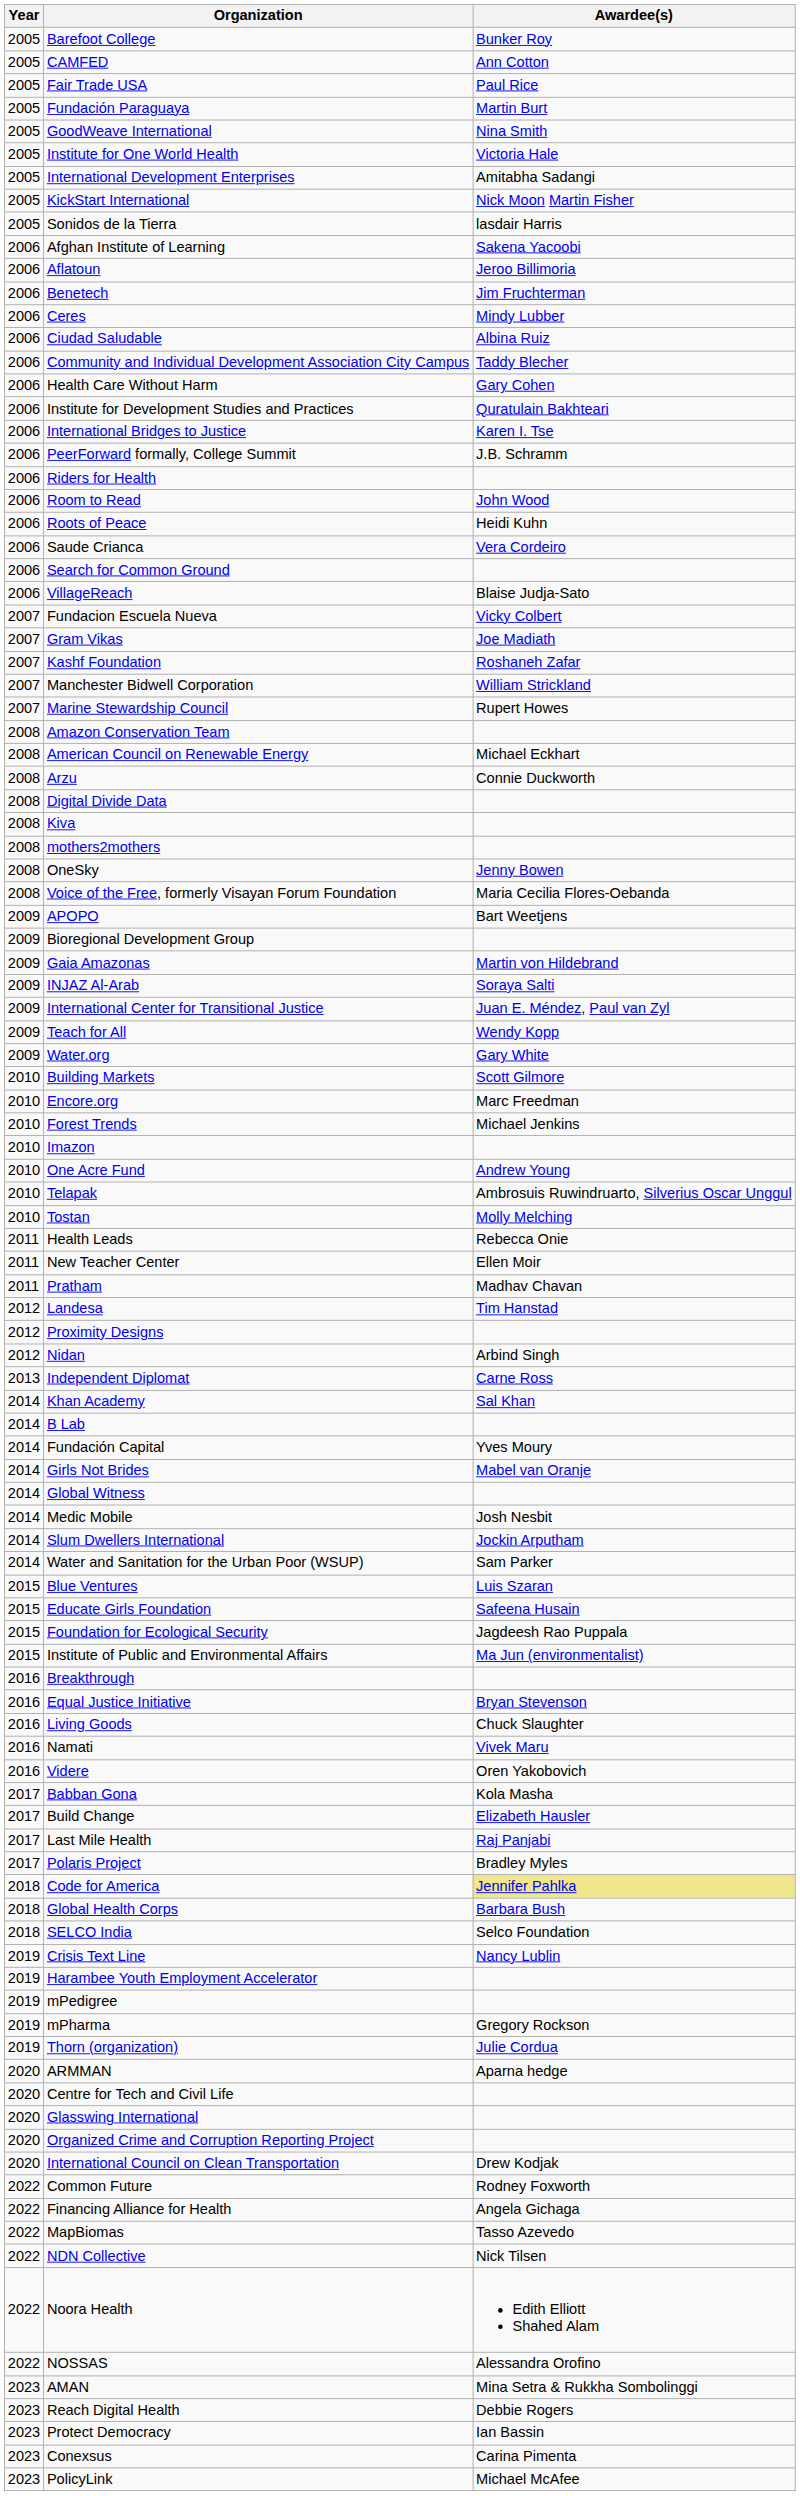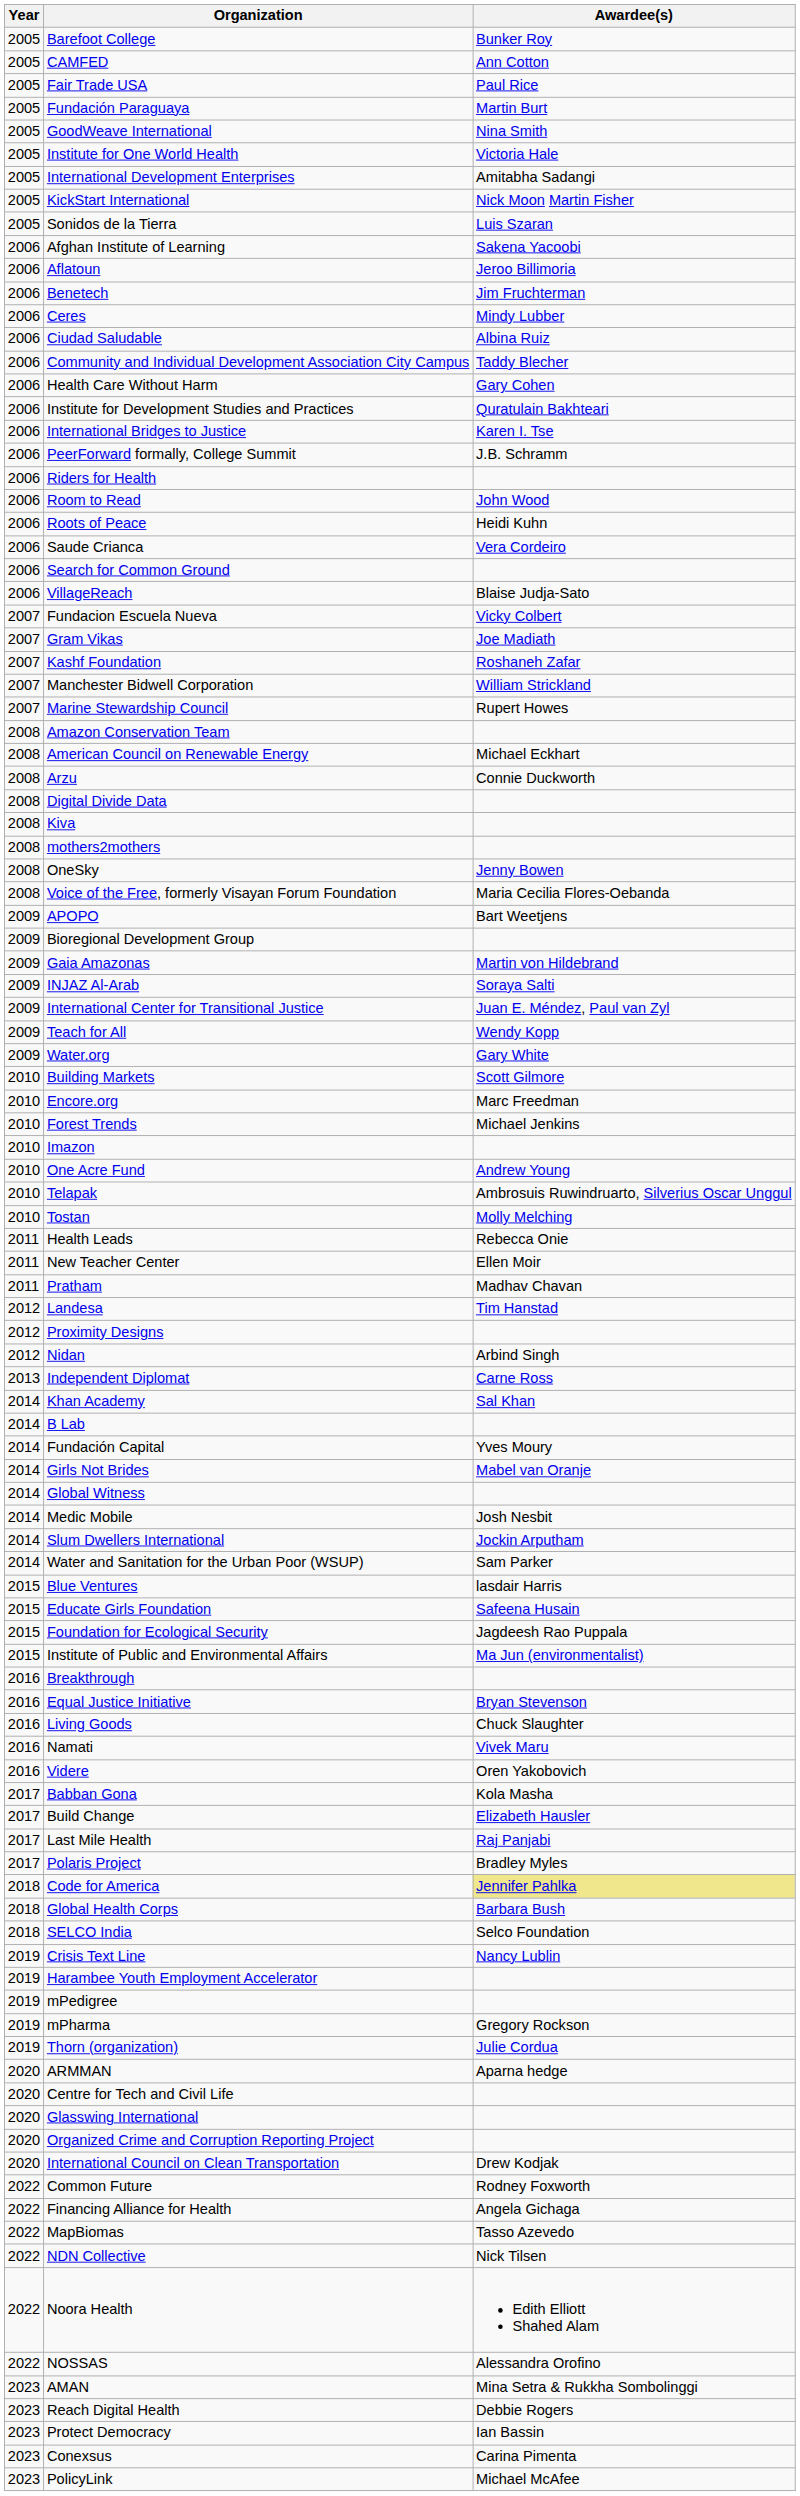(519, 223) lasdair Harris -> (515, 223) Luis Szaran
(515, 1586) Luis Szaran -> (519, 1586) lasdair Harris
